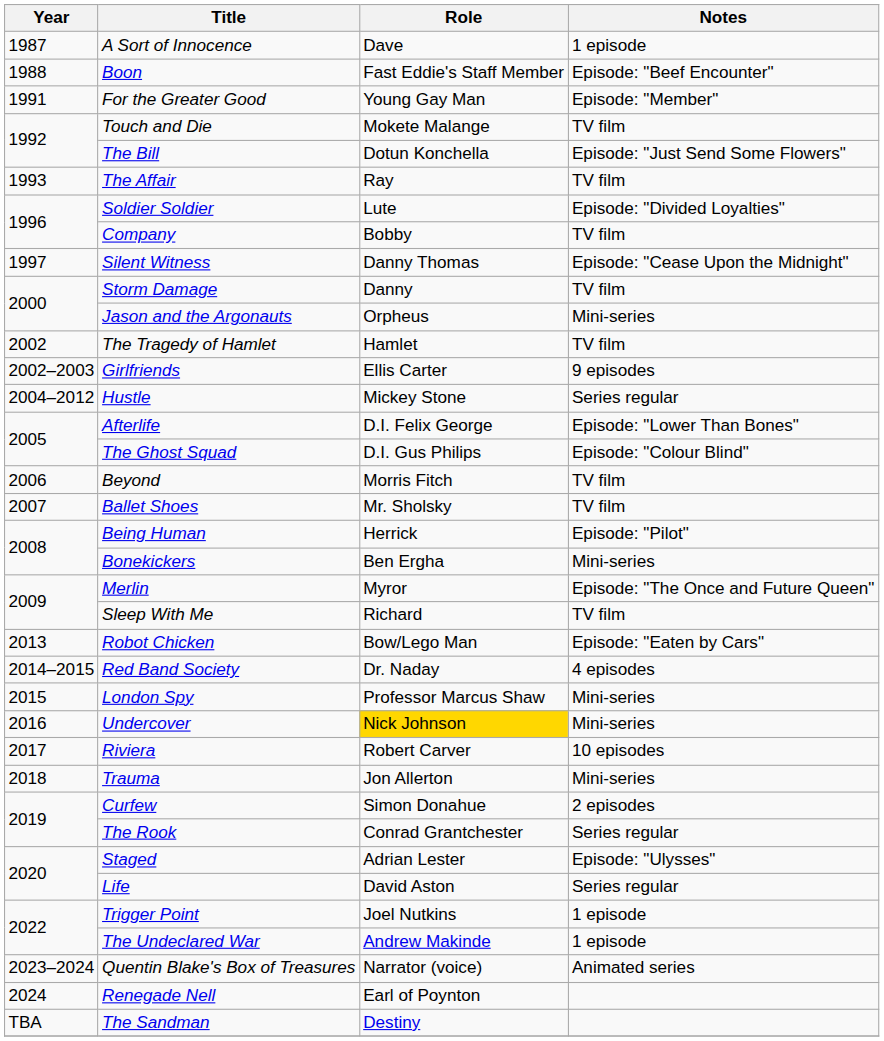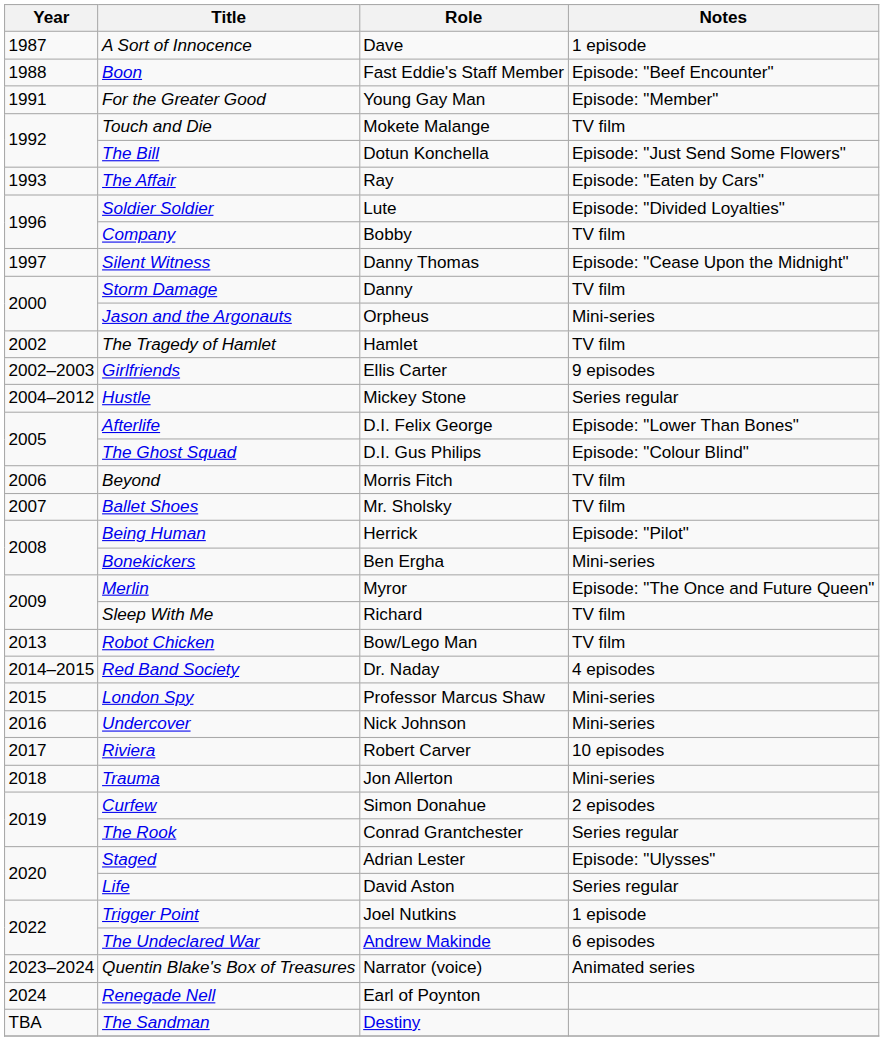(599, 180) TV film -> (668, 180) Episode: "Eaten by Cars"
(668, 642) Episode: "Eaten by Cars" -> (599, 642) TV film
(415, 724) gold background -> (415, 724) no background
(609, 941) 1 episode -> (613, 941) 6 episodes
